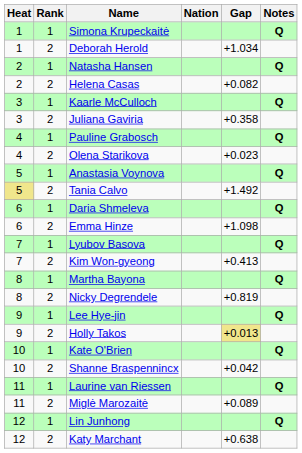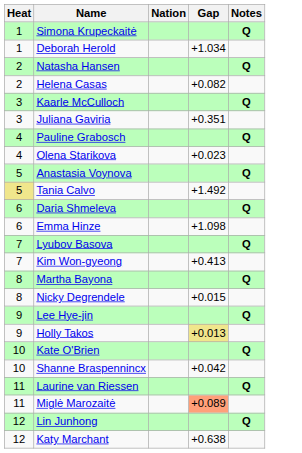- column: (50, 13)
(241, 119) +0.358 -> (208, 119) +0.351
(241, 297) +0.819 -> (208, 297) +0.015
(241, 404) no background -> (208, 404) lightsalmon background
